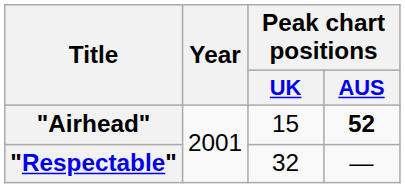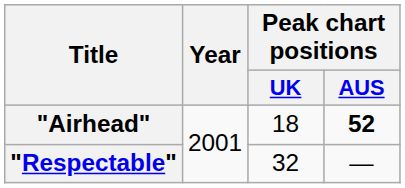(286, 124) 15 -> (286, 124) 18
